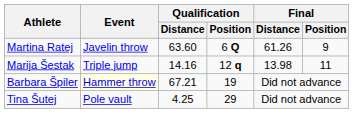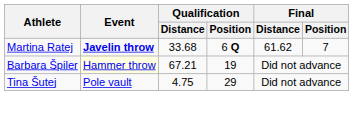(115, 48) normal -> (118, 48) bold
(183, 48) 63.60 -> (183, 48) 33.68
(278, 48) 61.26 -> (278, 48) 61.62
(326, 48) 9 -> (326, 48) 7
- row: (41, 65)
(183, 100) 4.25 -> (183, 83) 4.75
